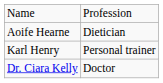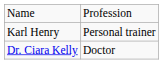- row: (38, 31)
